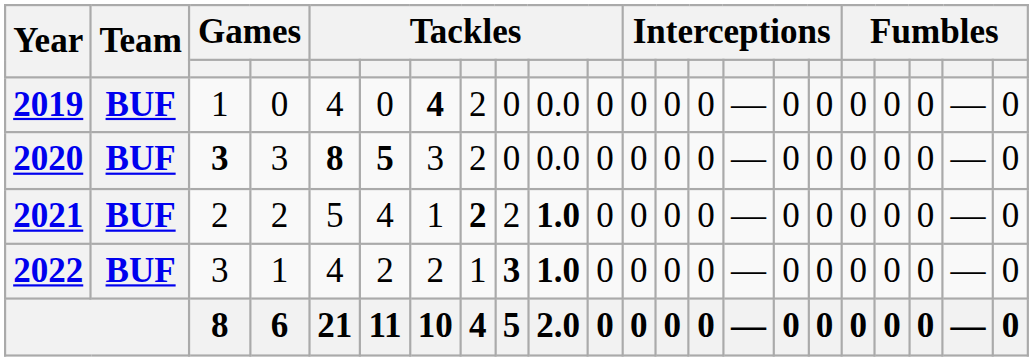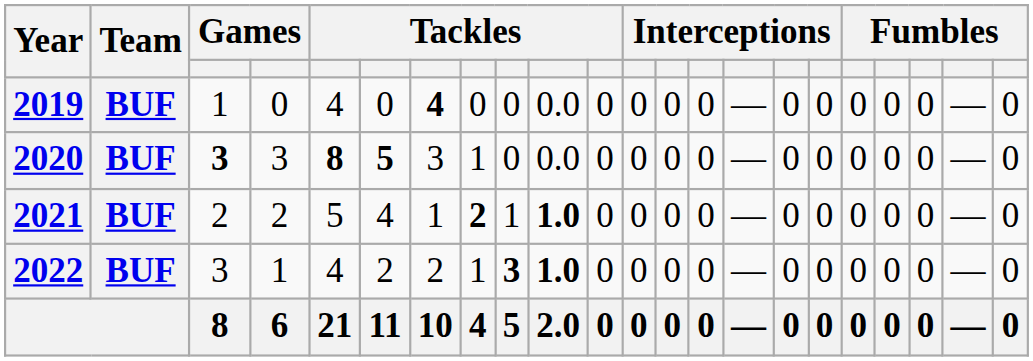(478, 104) 2 -> (478, 104) 0
(478, 159) 2 -> (478, 159) 1
(511, 215) 2 -> (511, 215) 1
